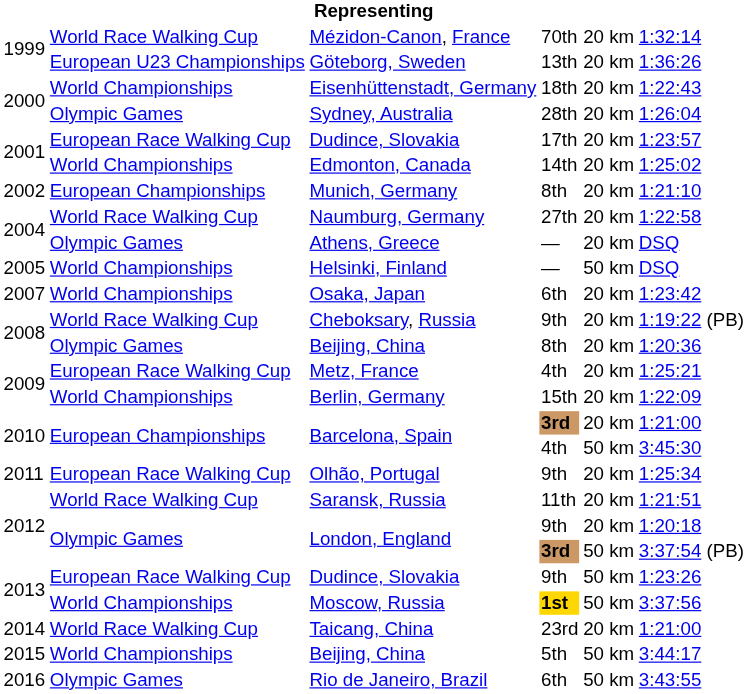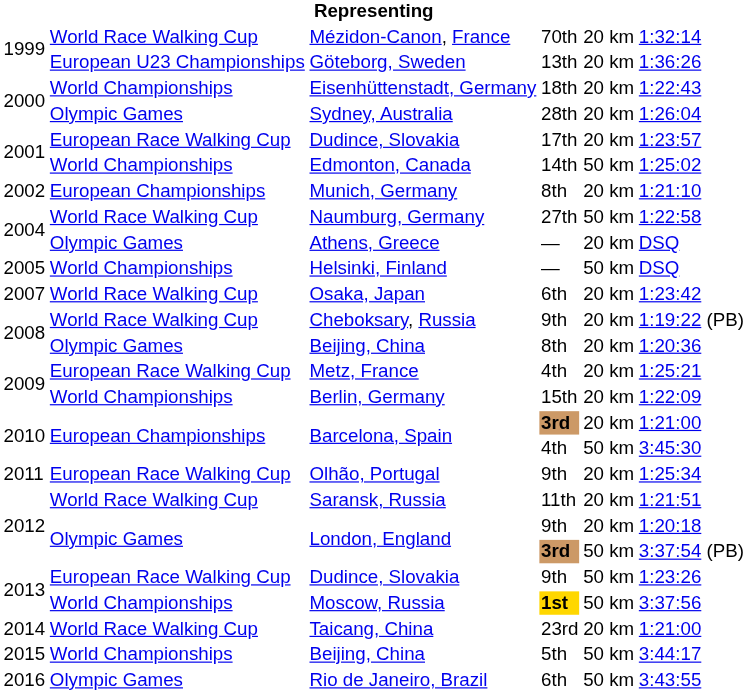(609, 165) 20 km -> (609, 165) 50 km
(609, 216) 20 km -> (609, 216) 50 km
(141, 294) World Championships -> (154, 294) World Race Walking Cup
